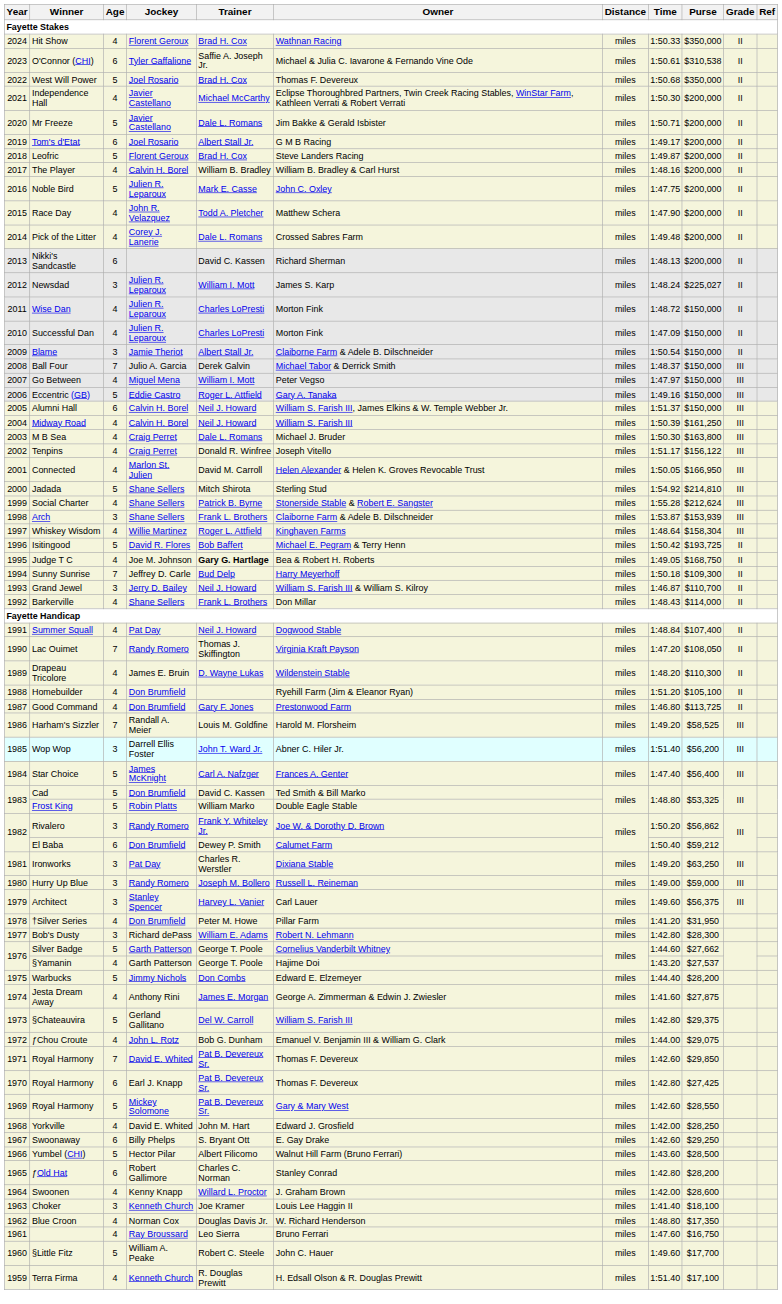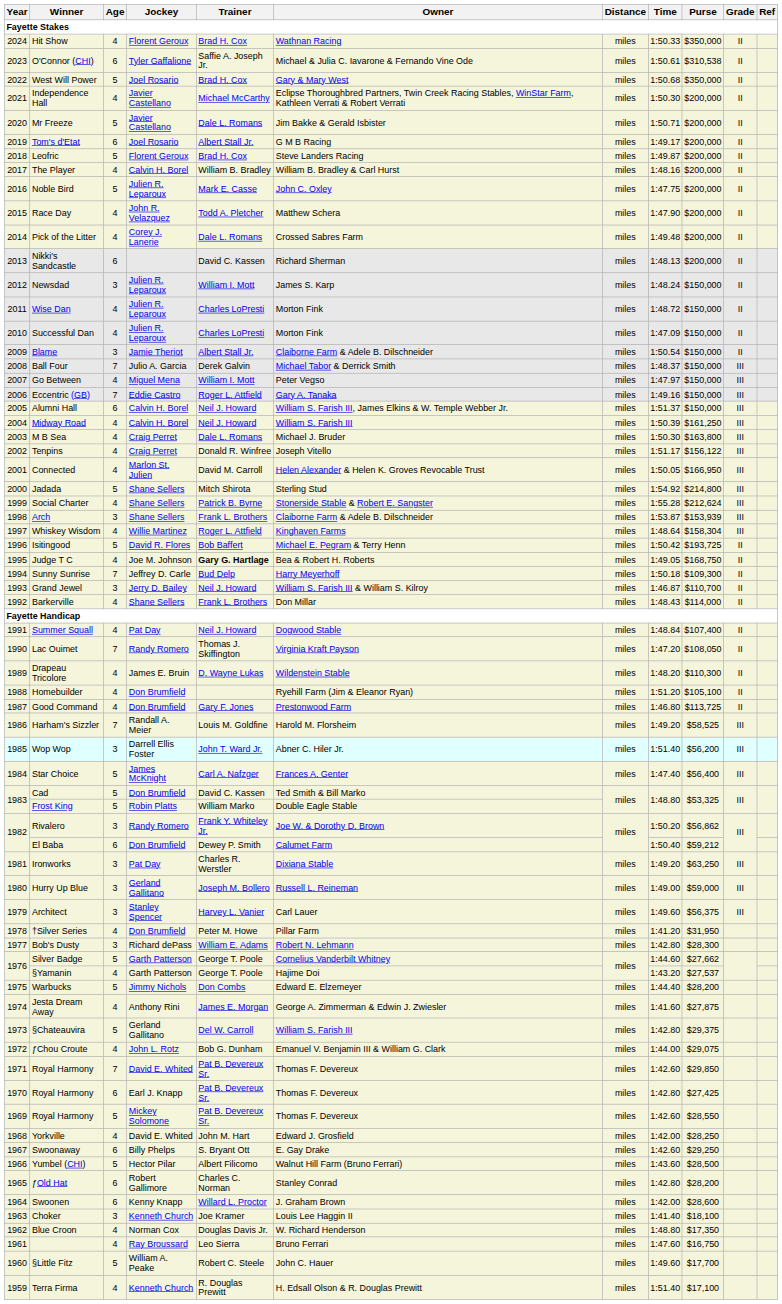(317, 79) Thomas F. Devereux -> (312, 79) Gary & Mary West
(703, 285) $225,027 -> (703, 285) $150,000
(115, 394) 5 -> (115, 394) 7
(703, 489) $214,810 -> (703, 489) $214,800
(159, 883) Randy Romero -> (146, 888) Gerland Gallitano
(312, 1107) Gary & Mary West -> (317, 1116) Thomas F. Devereux
(115, 1192) 4 -> (115, 1202) 6
